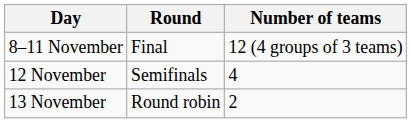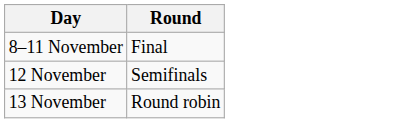- column: (316, 18)
